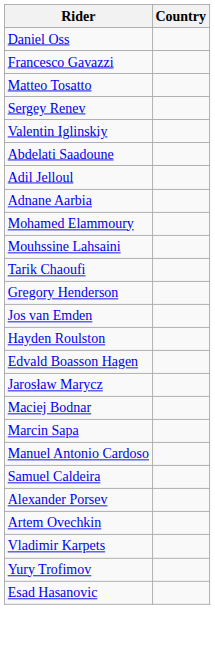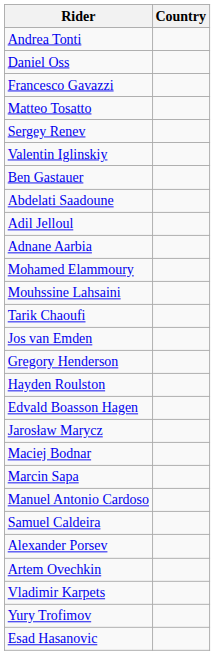+ row: (45, 39)
+ row: (46, 177)
rows swapped: (50, 315) <-> (63, 292)
